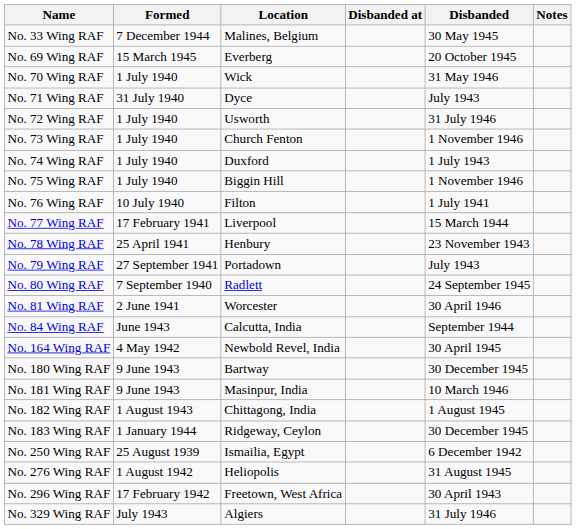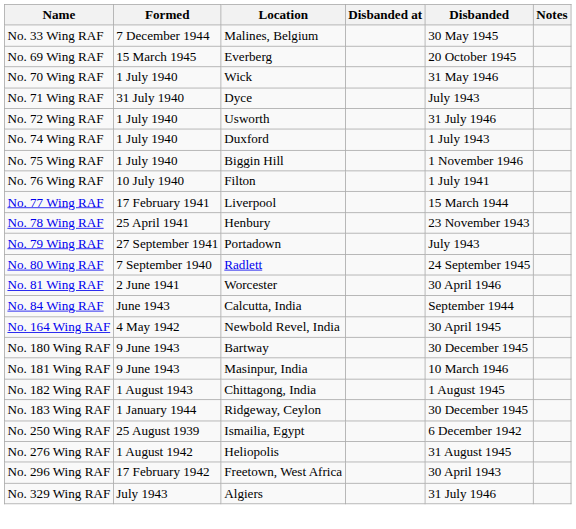- row: (56, 139)
